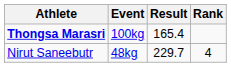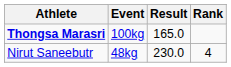(169, 34) 165.4 -> (169, 34) 165.0
(169, 53) 229.7 -> (169, 53) 230.0
